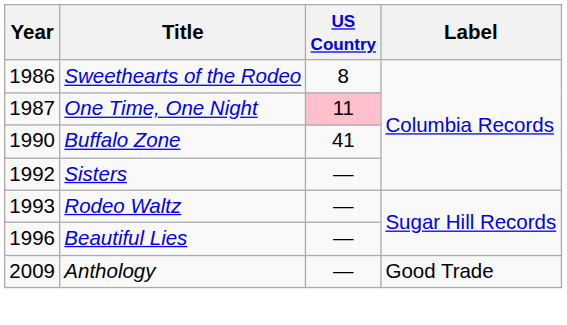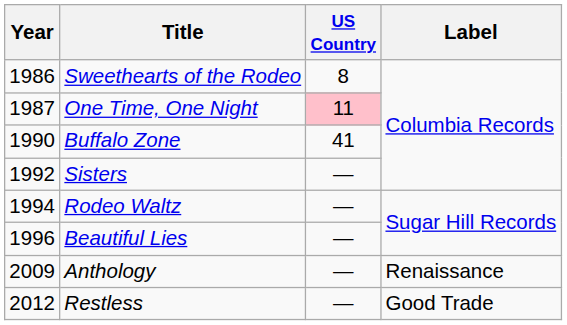(32, 206) 1993 -> (32, 206) 1994
(440, 271) Good Trade -> (445, 271) Renaissance
+ row: (104, 303)
